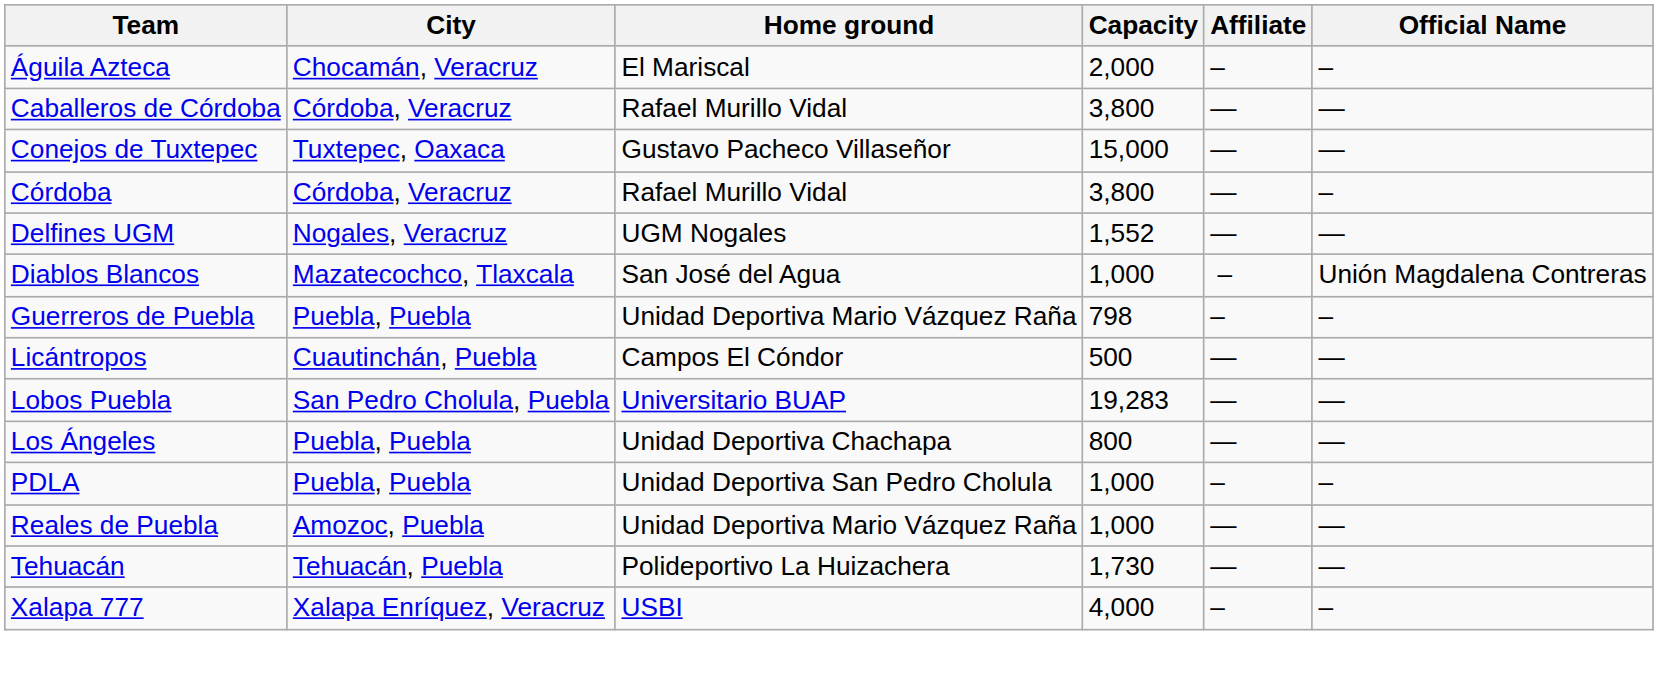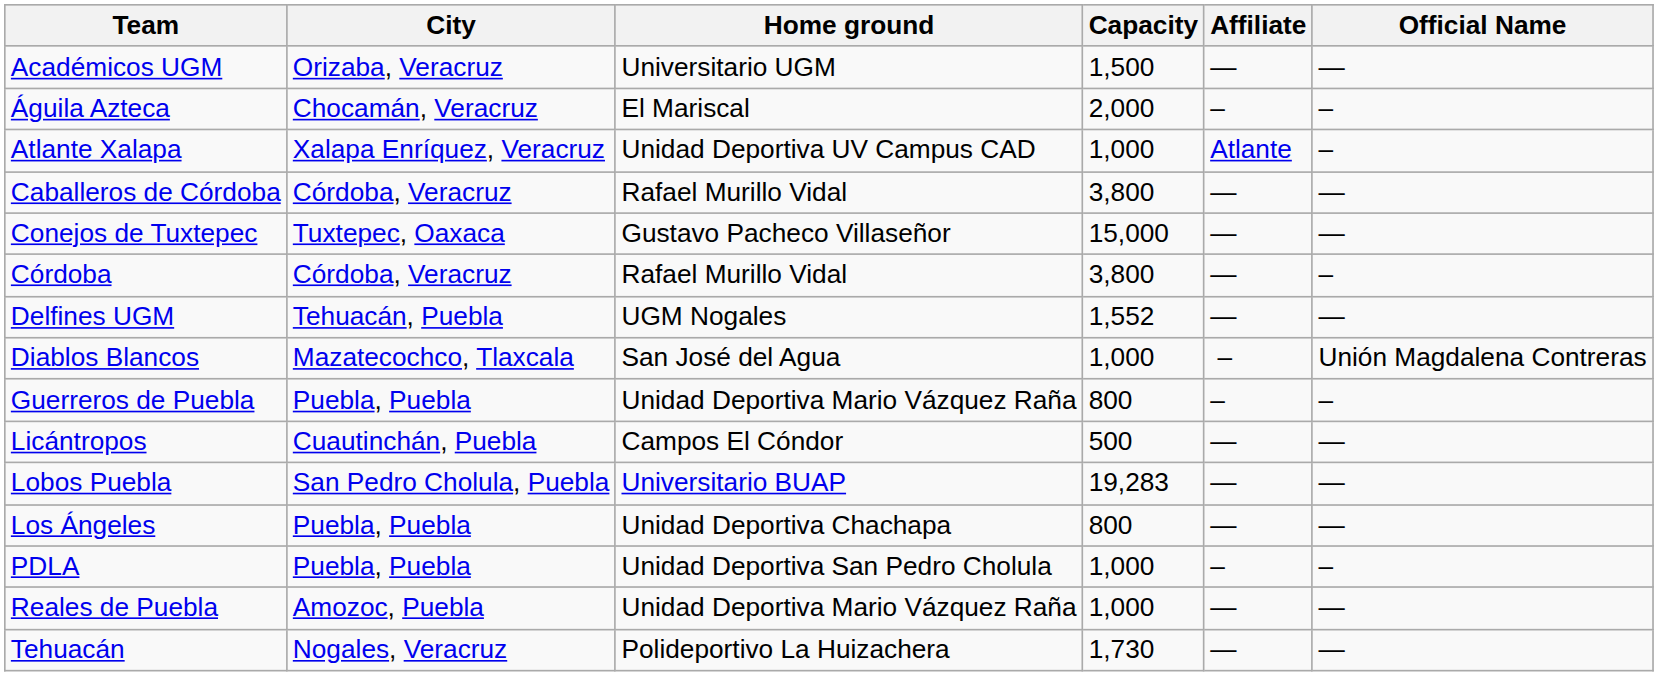+ row: (117, 66)
+ row: (96, 150)
(400, 233) Nogales, Veracruz -> (398, 316) Tehuacán, Puebla
(1111, 316) 798 -> (1111, 399) 800
(398, 566) Tehuacán, Puebla -> (400, 649) Nogales, Veracruz
- row: (77, 607)
